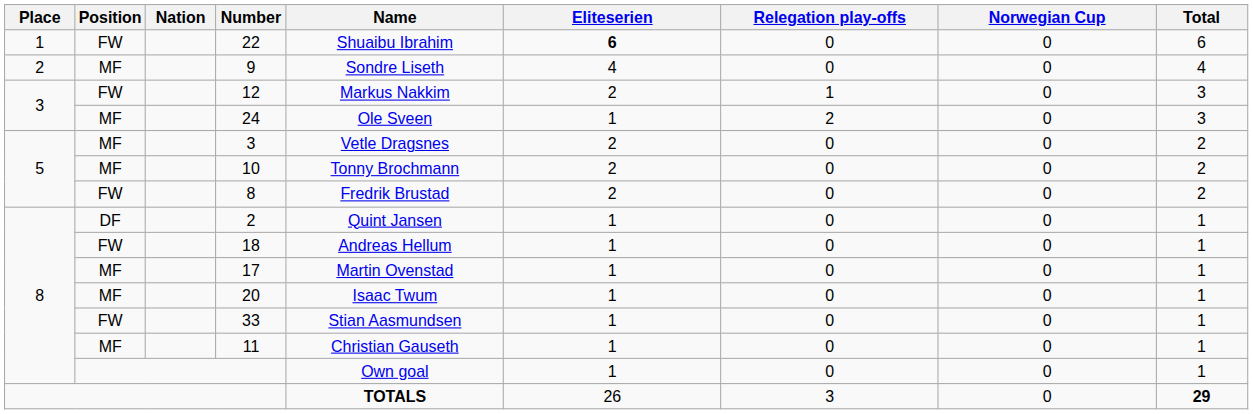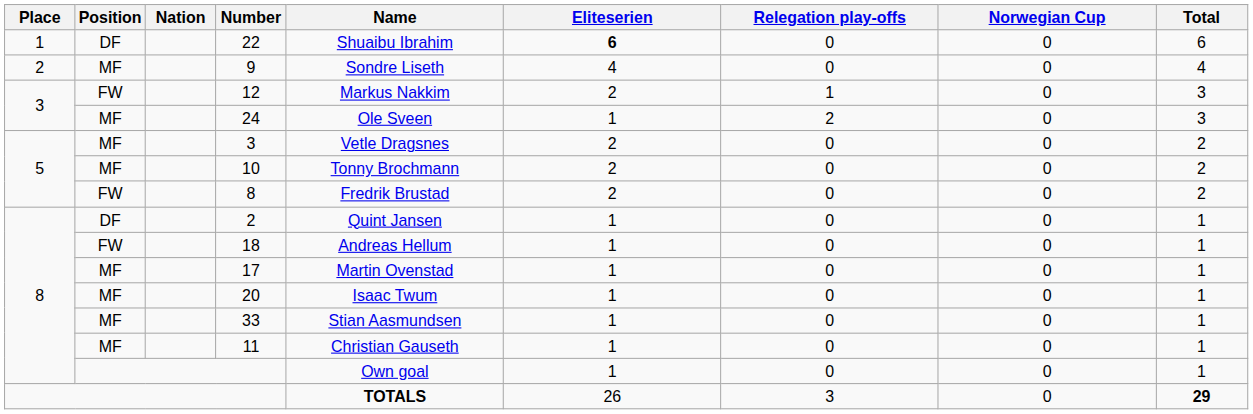(110, 43) FW -> (110, 43) DF
(110, 321) FW -> (110, 321) MF
